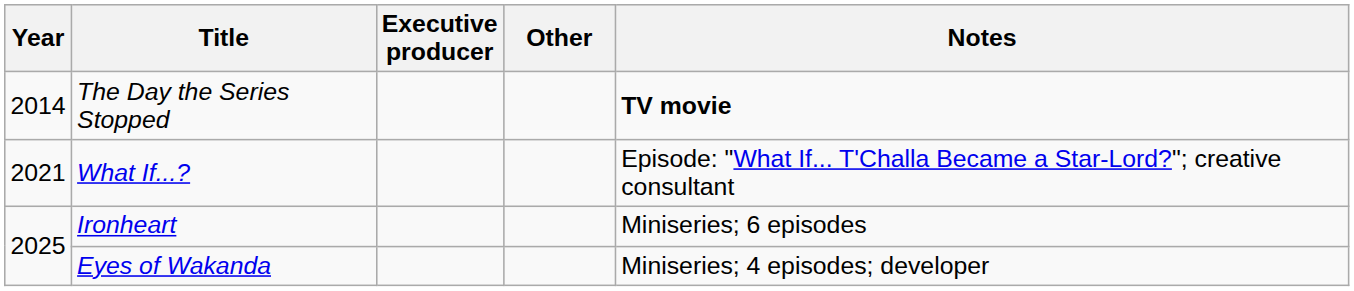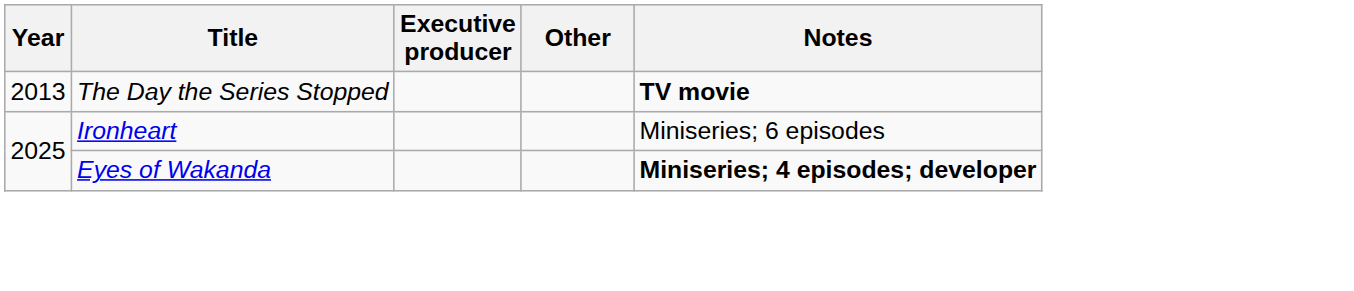(38, 105) 2014 -> (38, 91) 2013
- row: (134, 172)
(805, 265) normal -> (838, 170) bold
